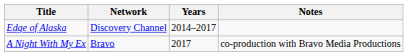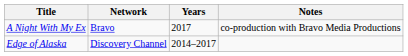rows swapped: (37, 28) <-> (46, 43)
